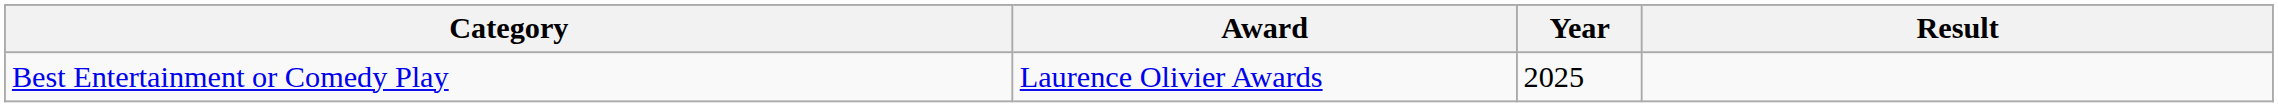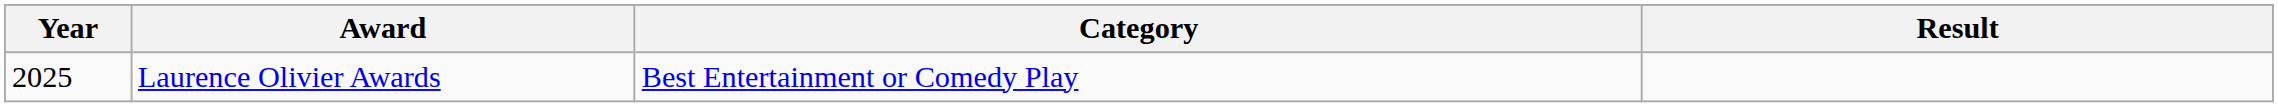columns swapped: (1580, 28) <-> (509, 28)
